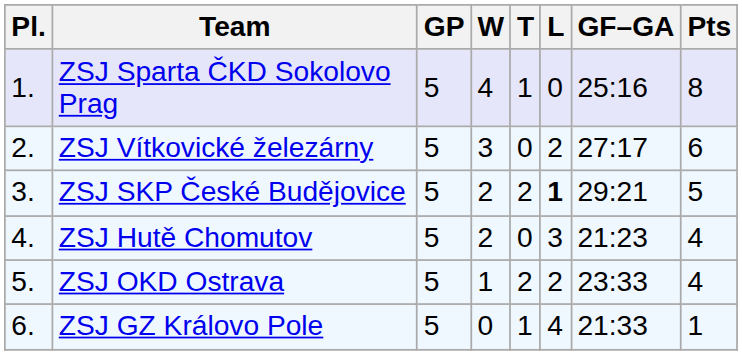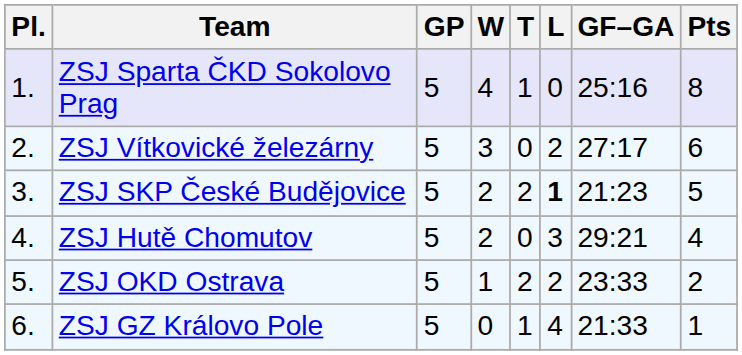(613, 192) 29:21 -> (613, 192) 21:23
(613, 237) 21:23 -> (613, 237) 29:21
(695, 281) 4 -> (695, 281) 2
